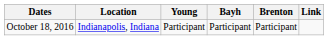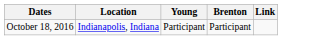- column: (230, 12)
